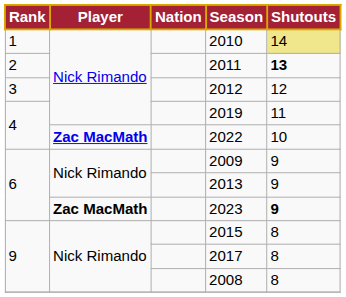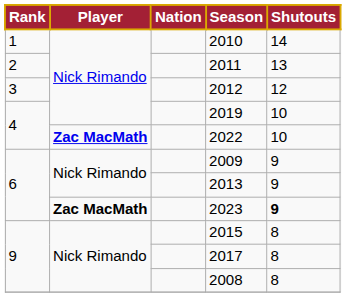(279, 41) khaki background -> (279, 41) no background
(279, 65) bold -> (279, 65) normal
(278, 113) 11 -> (279, 113) 10
